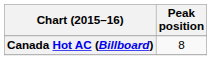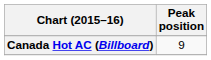(181, 45) 8 -> (181, 45) 9
